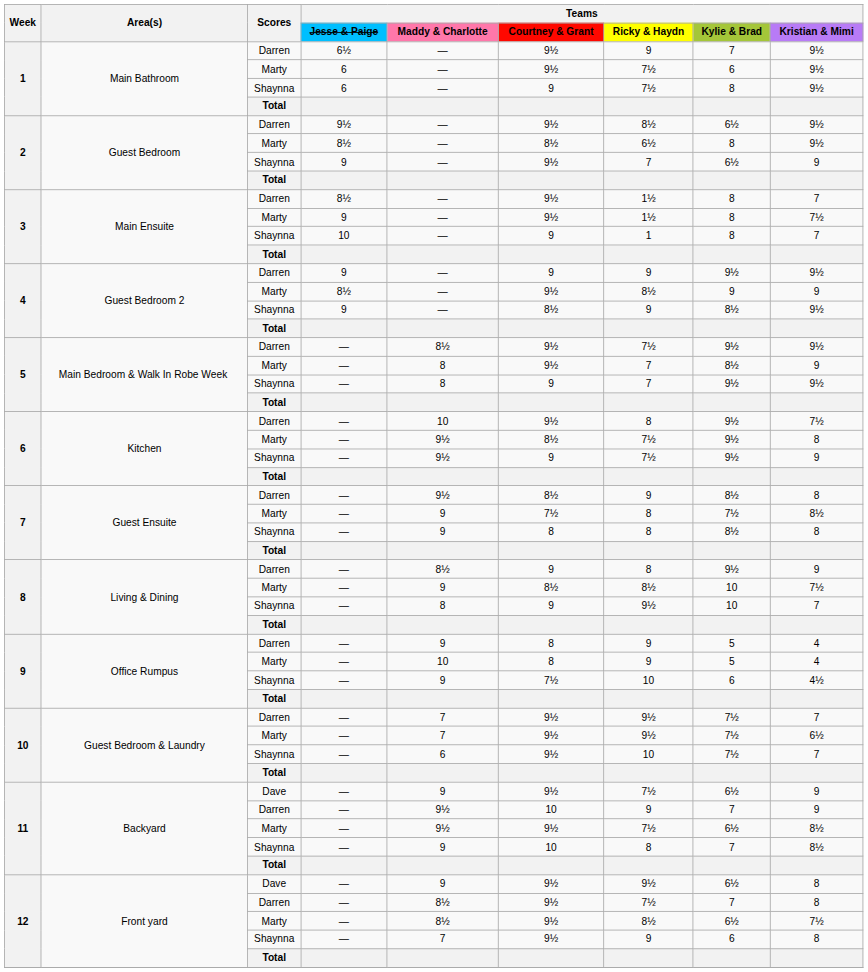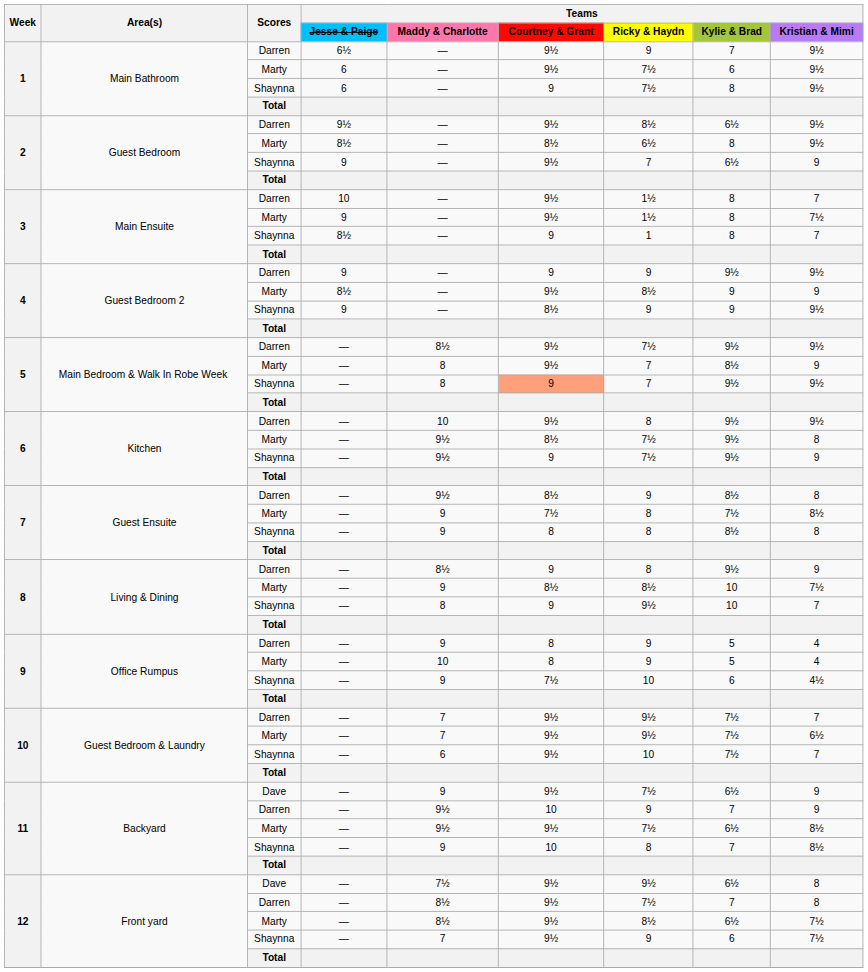(344, 199) 8½ -> (344, 199) 10
(344, 236) 10 -> (344, 236) 8½
(732, 310) 8½ -> (732, 310) 9
(551, 384) no background -> (551, 384) lightsalmon background
(817, 421) 7½ -> (817, 421) 9½
(443, 884) 9 -> (443, 884) 7½
(817, 939) 8 -> (817, 939) 7½
